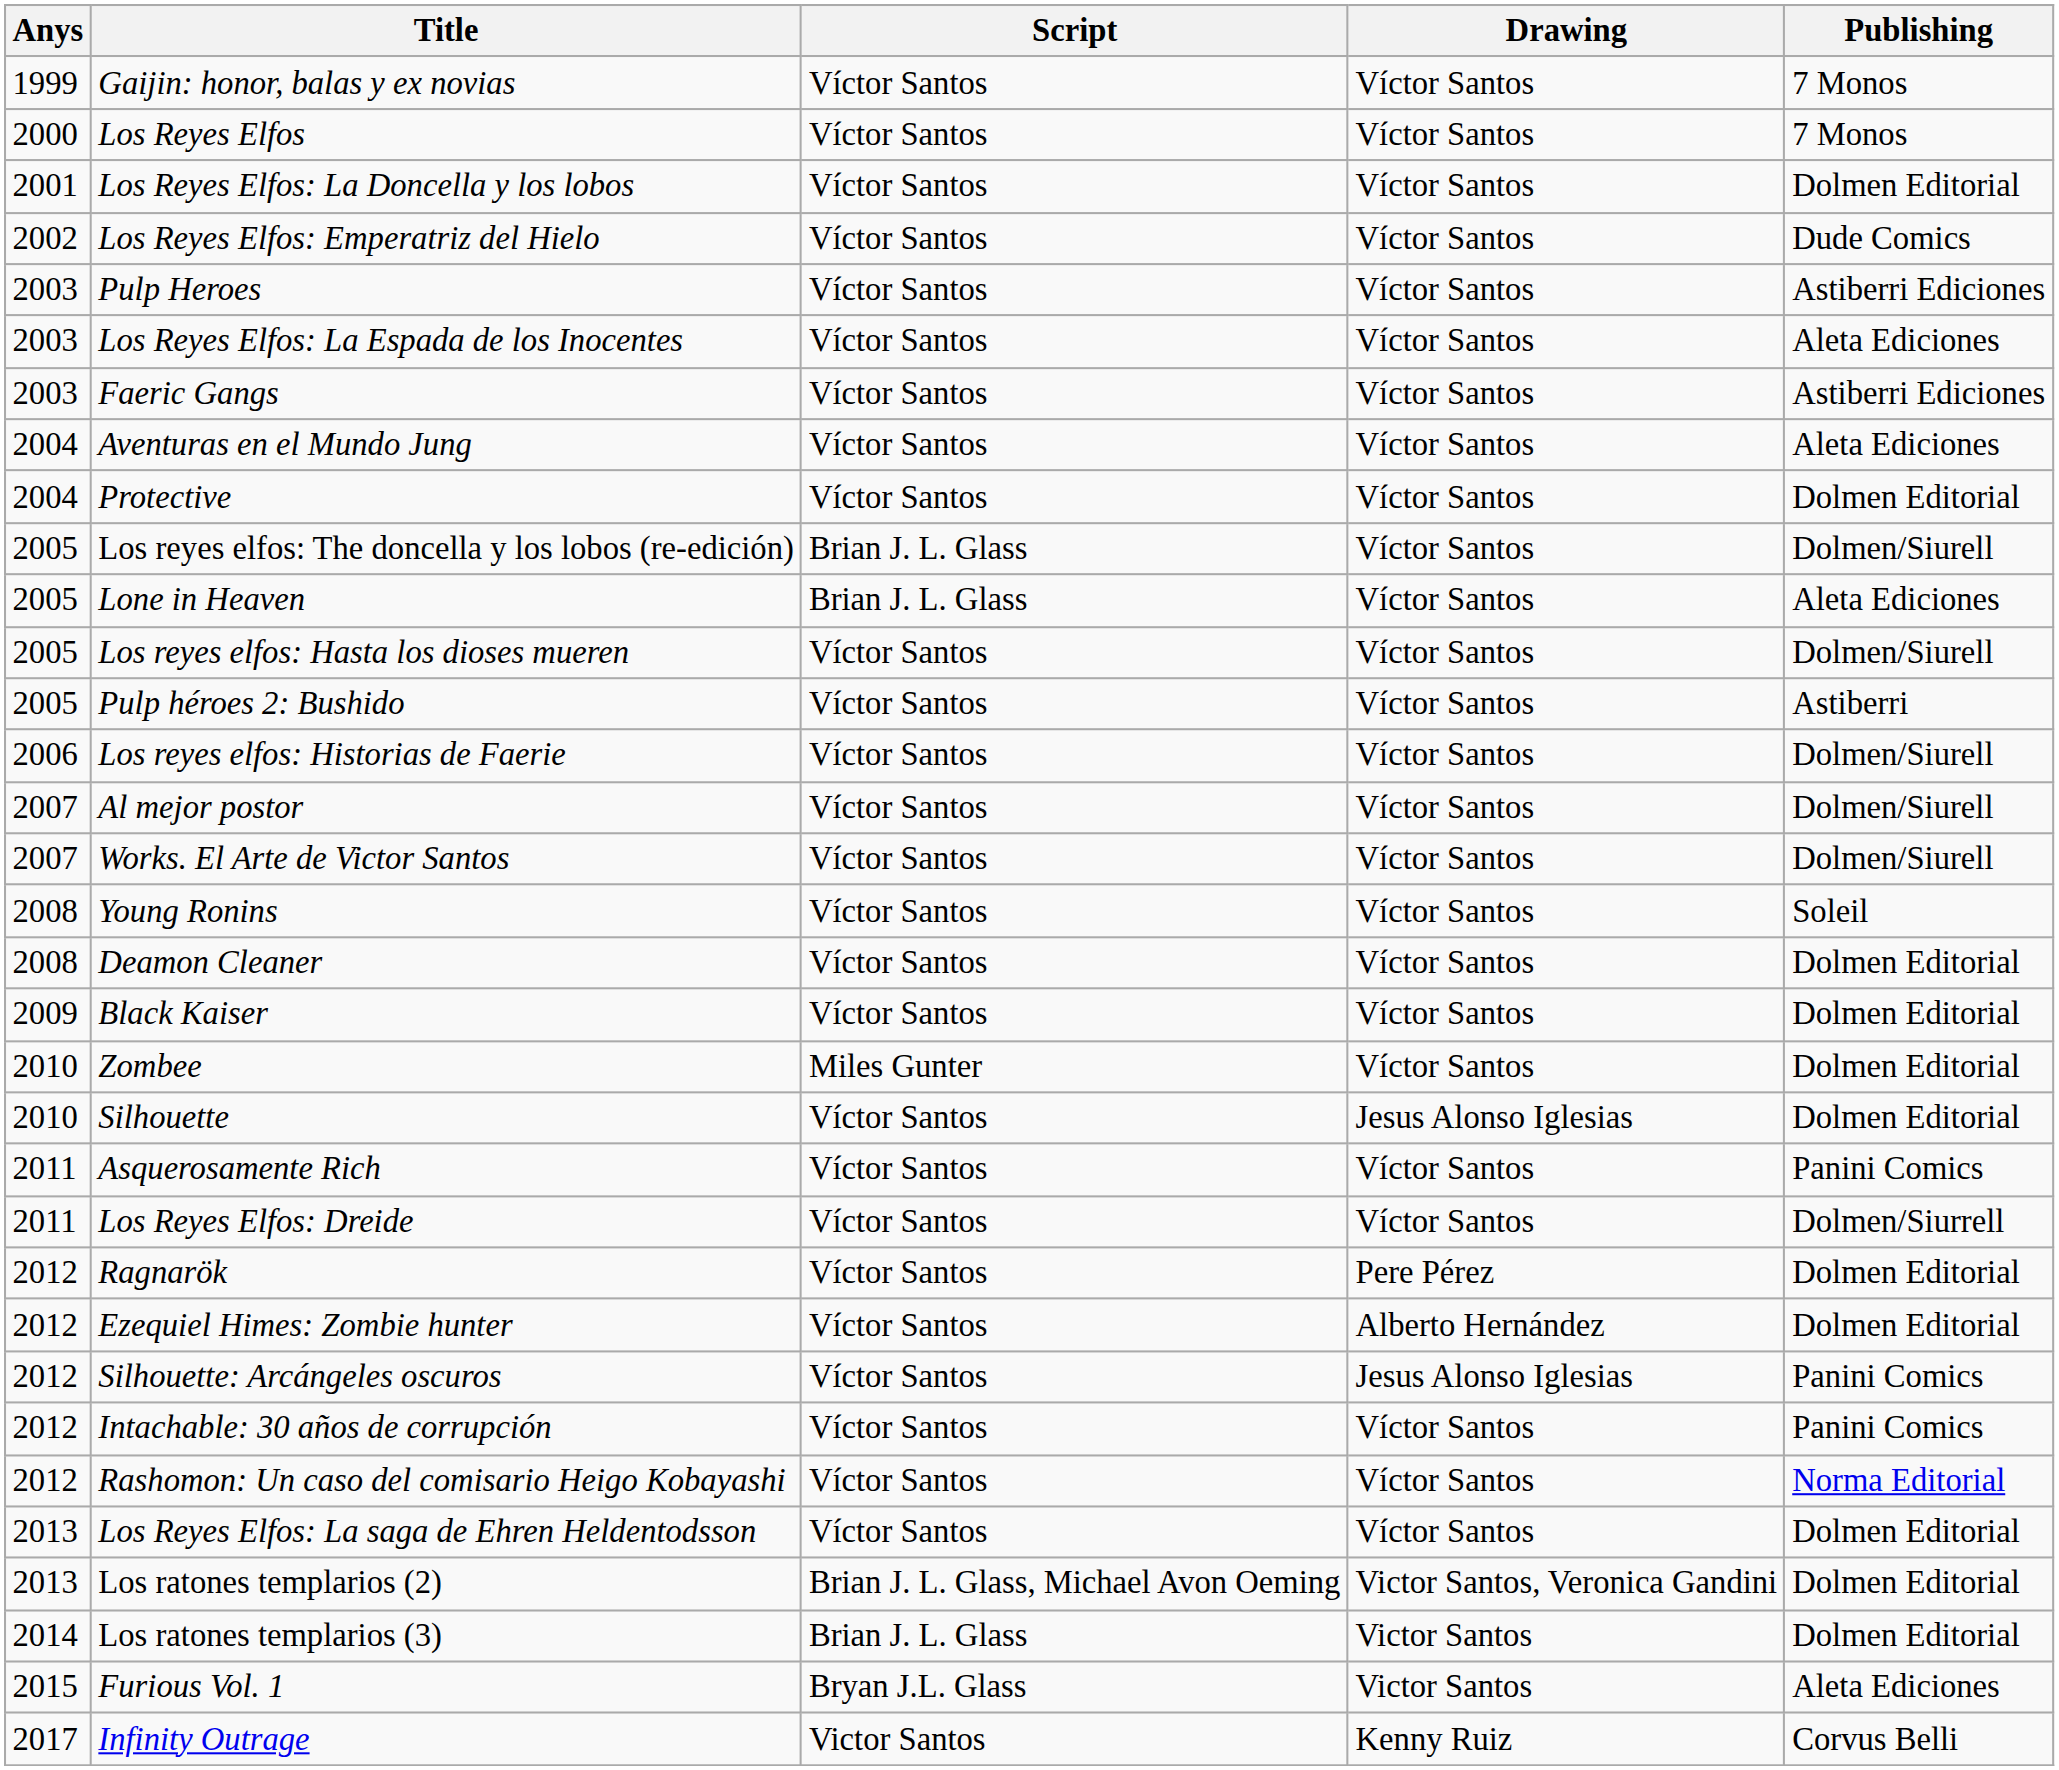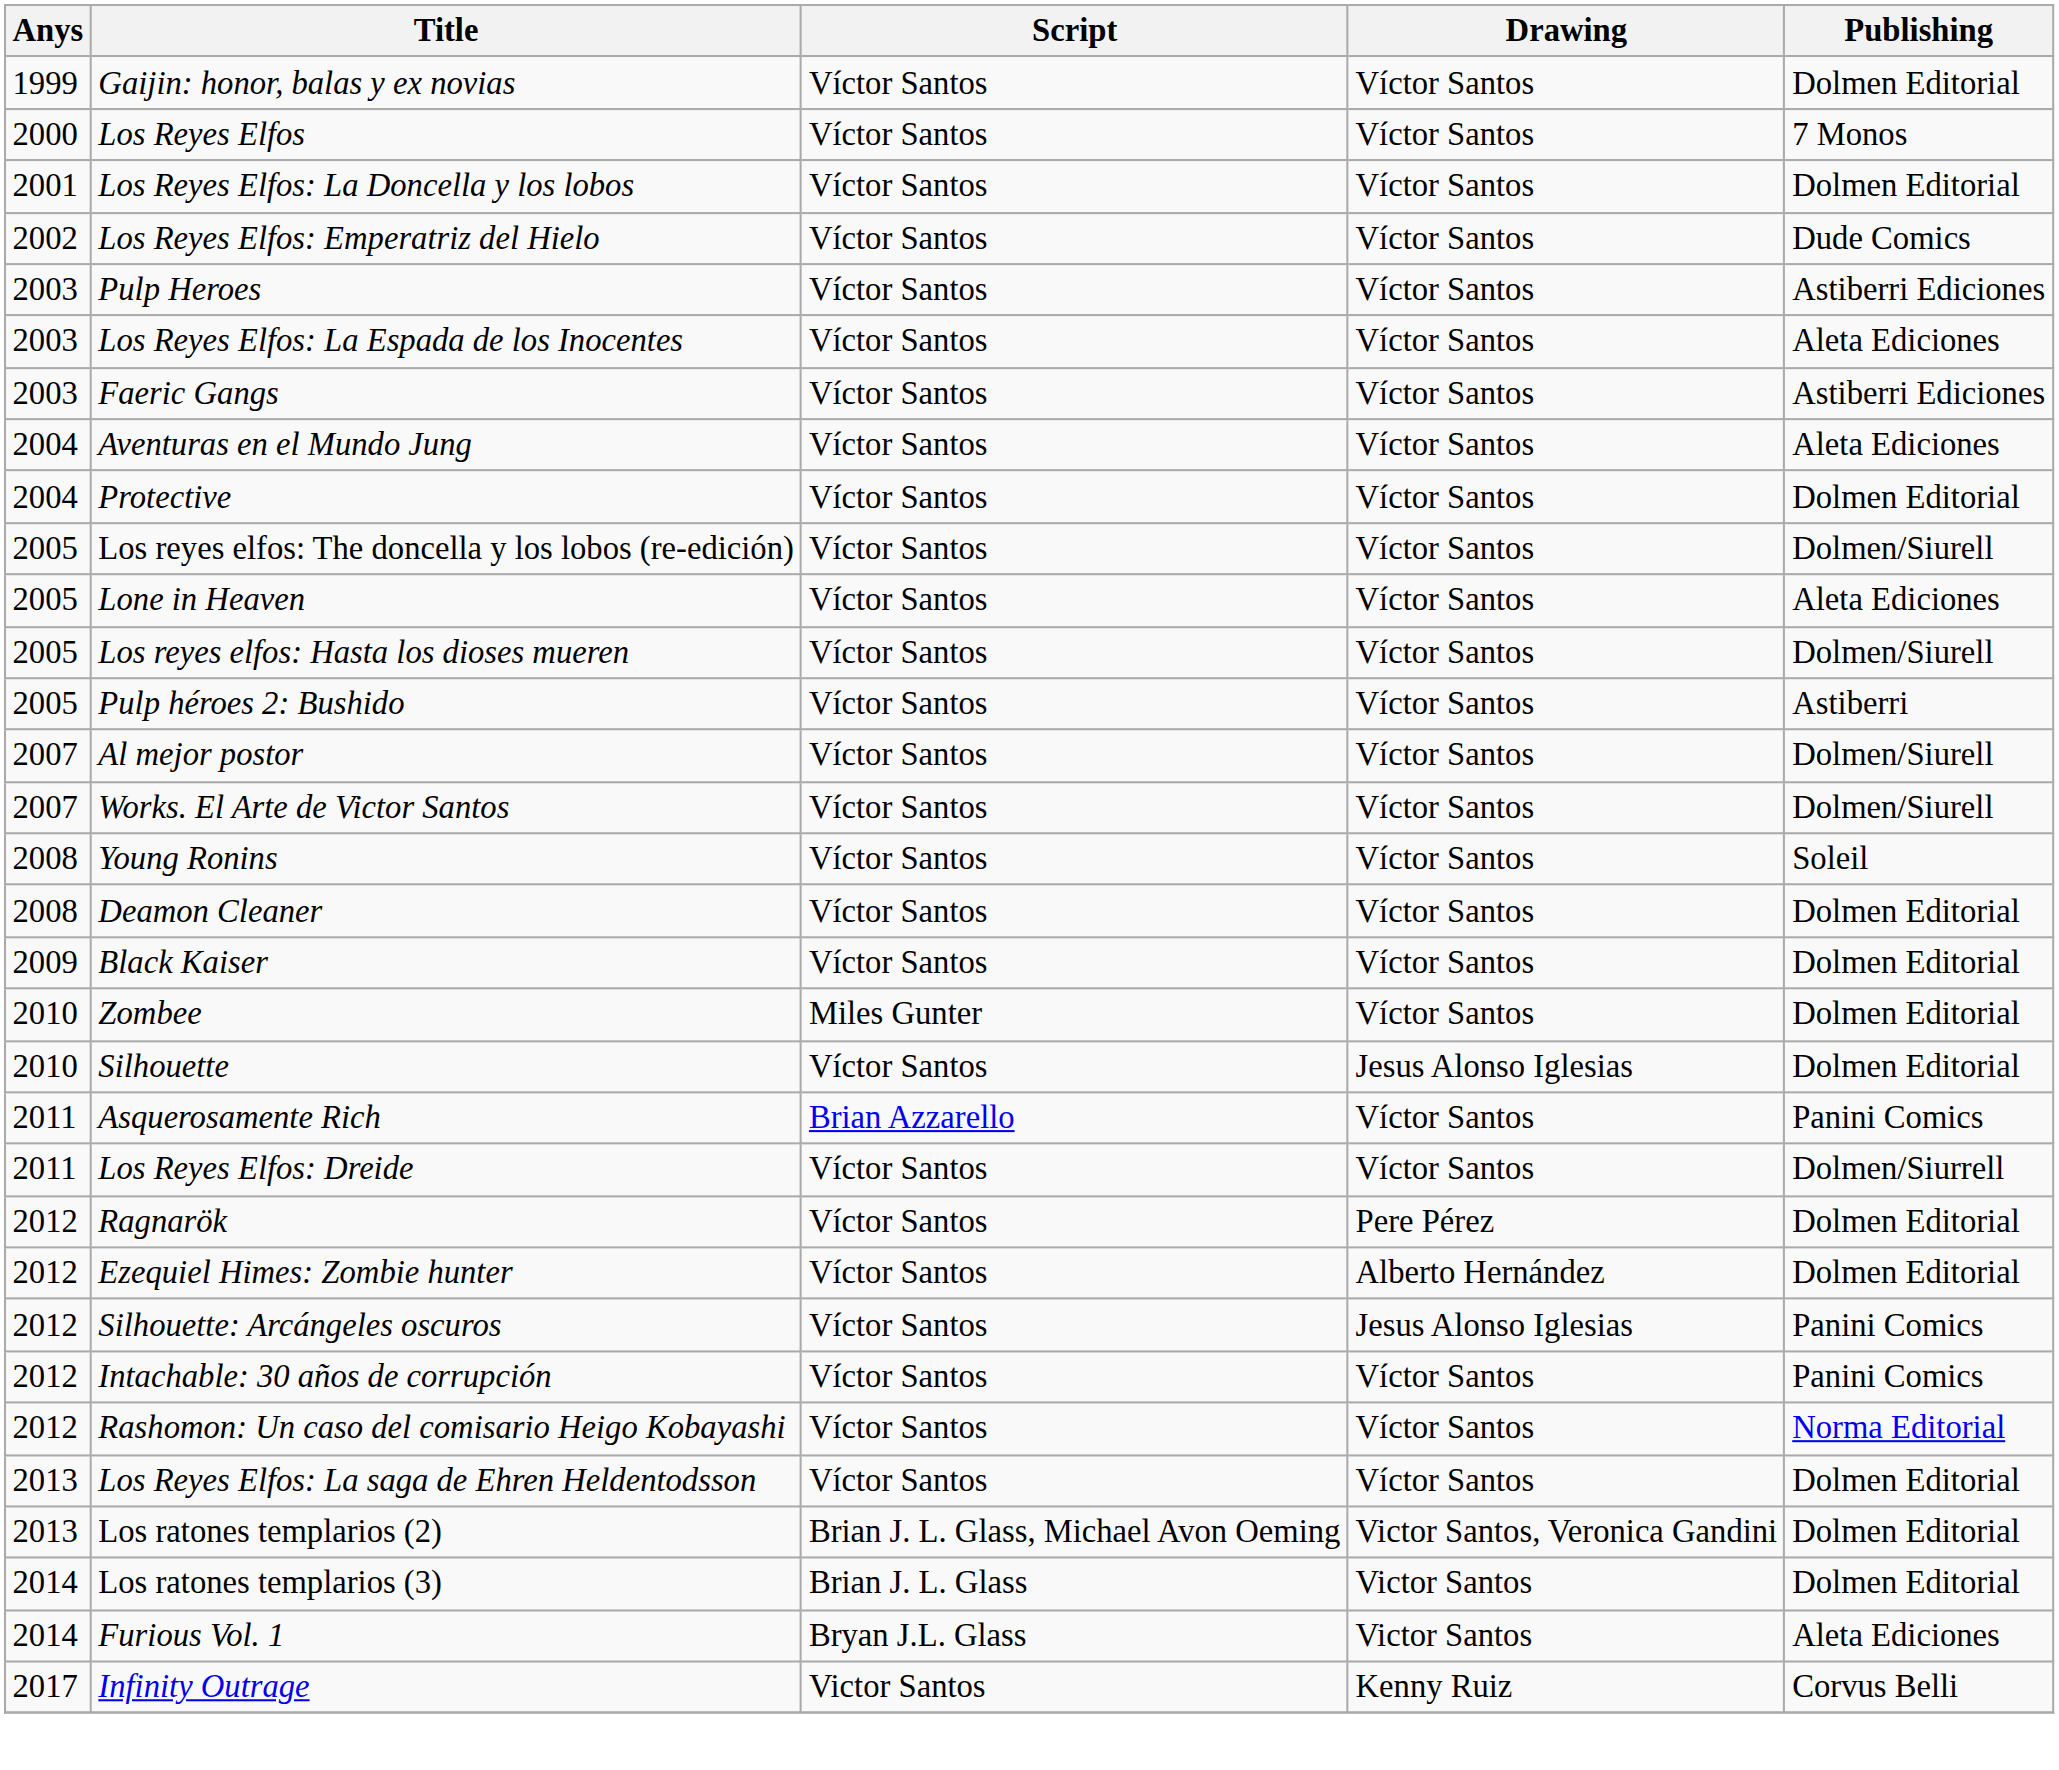(1850, 82) 7 Monos -> (1906, 82) Dolmen Editorial
(918, 548) Brian J. L. Glass -> (898, 548) Víctor Santos
(918, 599) Brian J. L. Glass -> (898, 599) Víctor Santos
- row: (332, 755)
(898, 1169) Víctor Santos -> (912, 1117) Brian Azzarello
(45, 1686) 2015 -> (45, 1635) 2014
